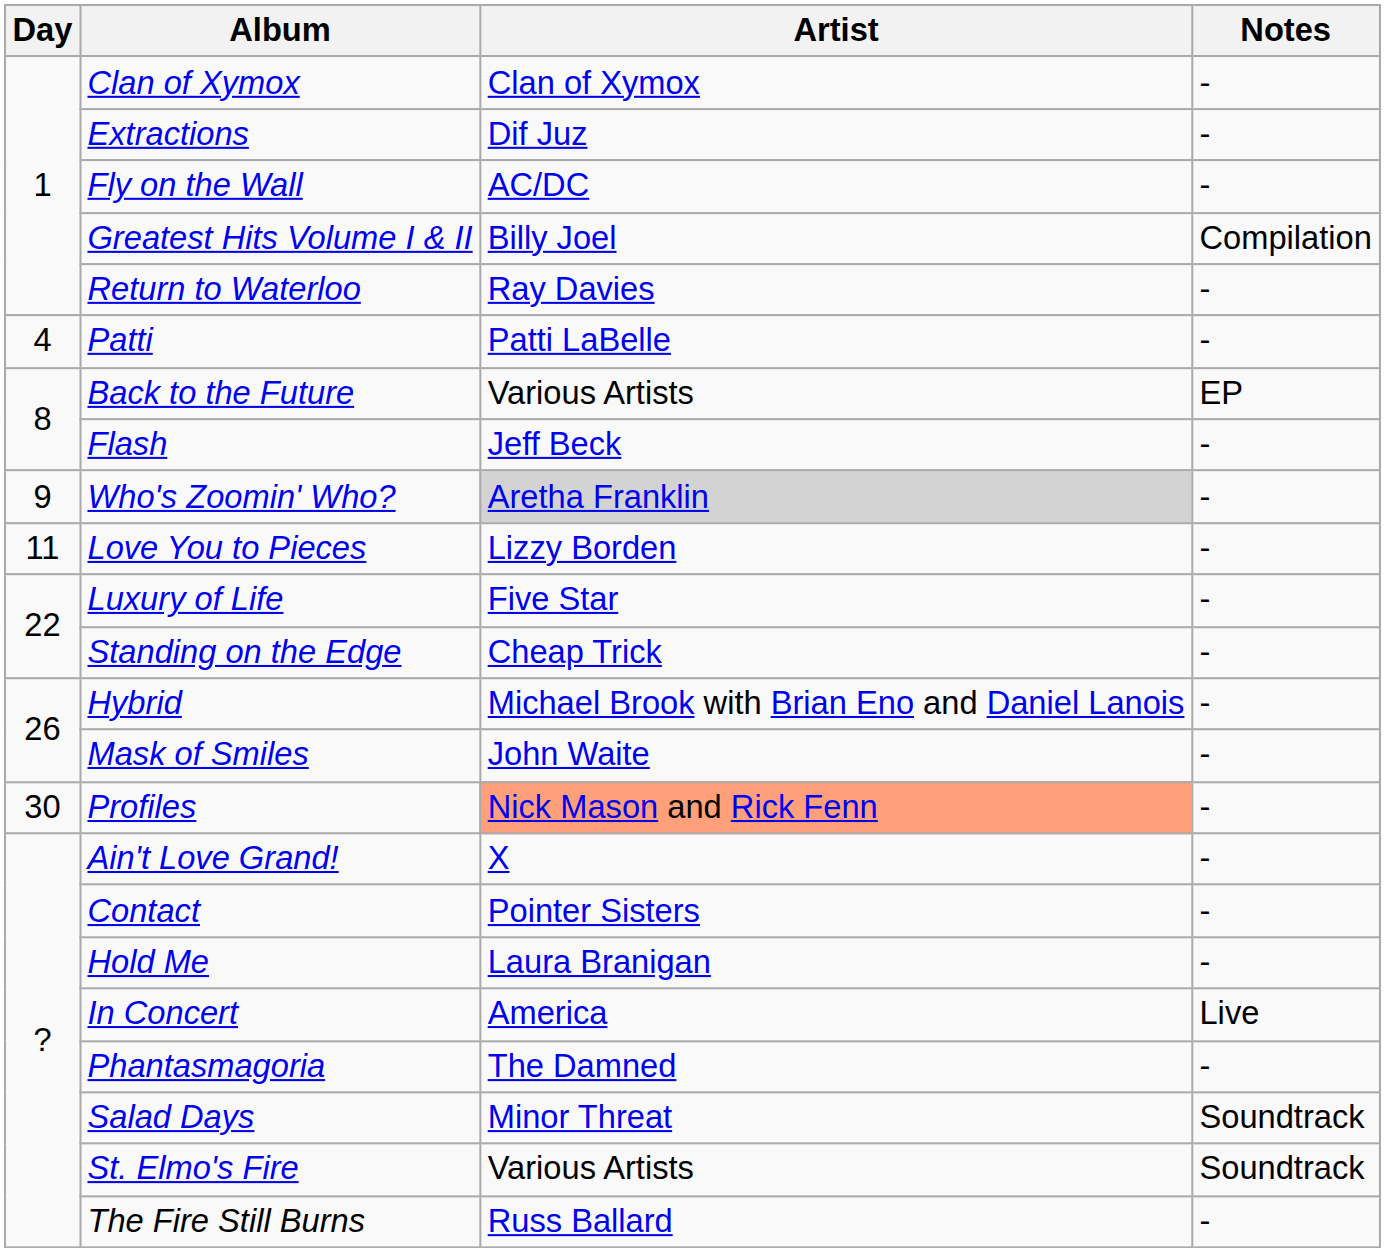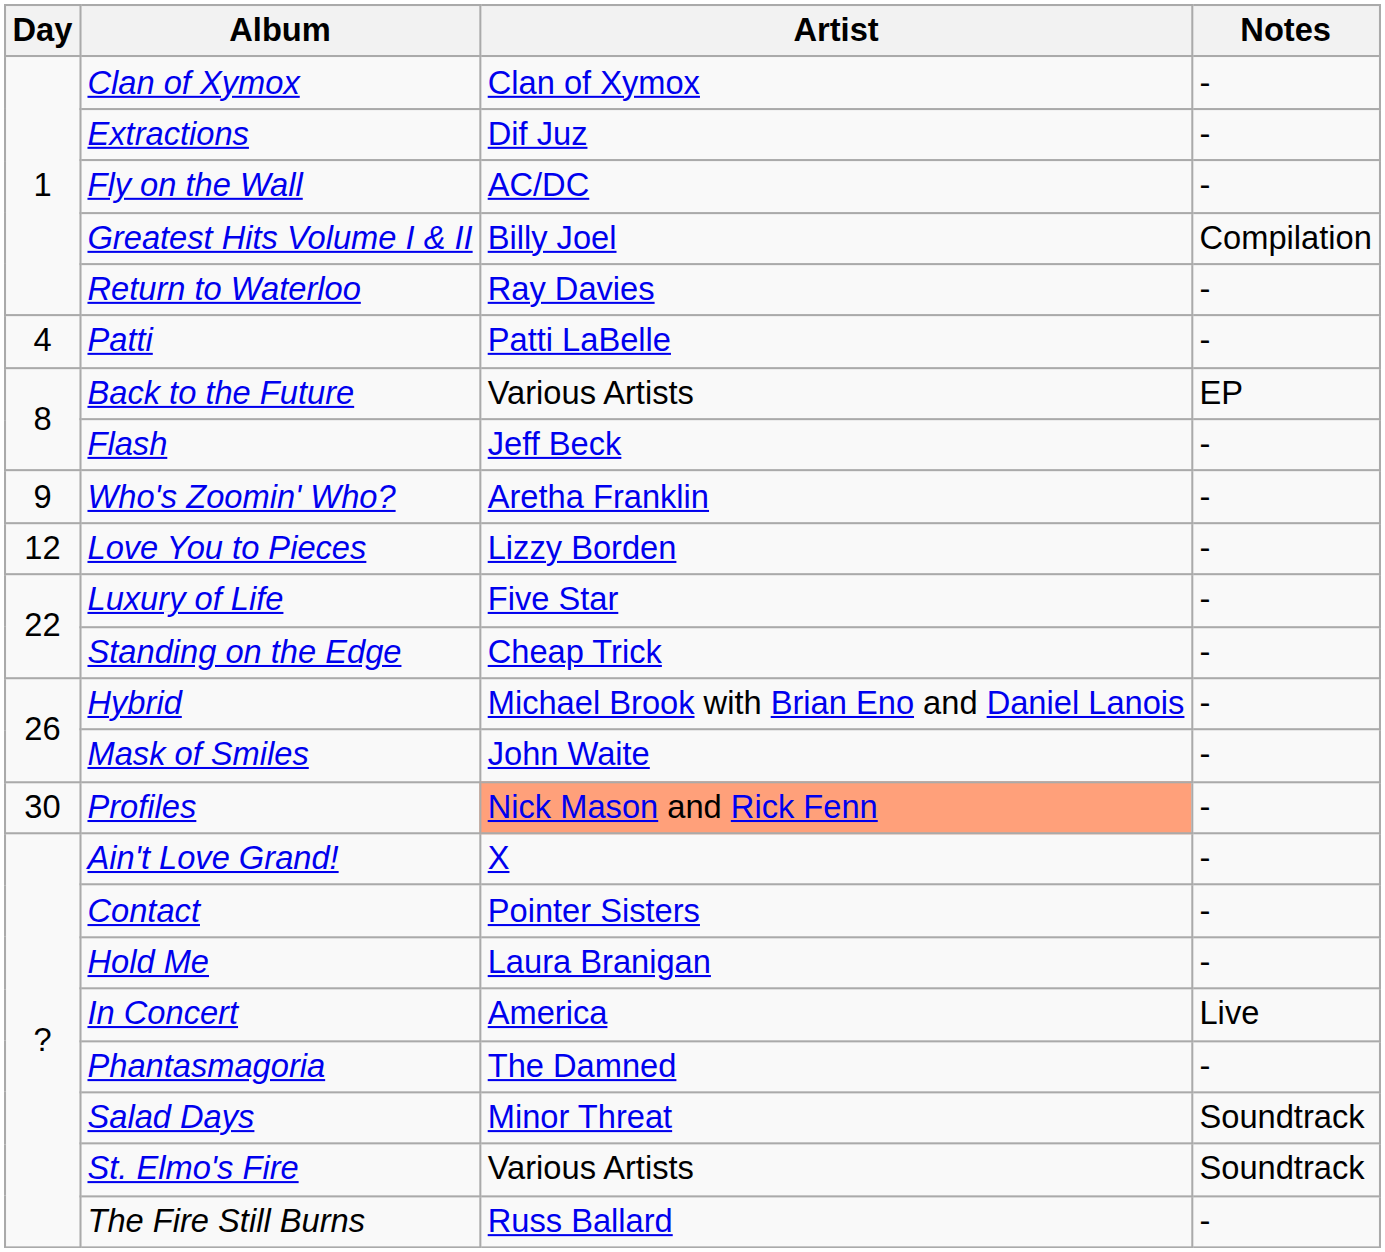(598, 496) lightgrey background -> (598, 496) no background
(42, 548) 11 -> (42, 548) 12
